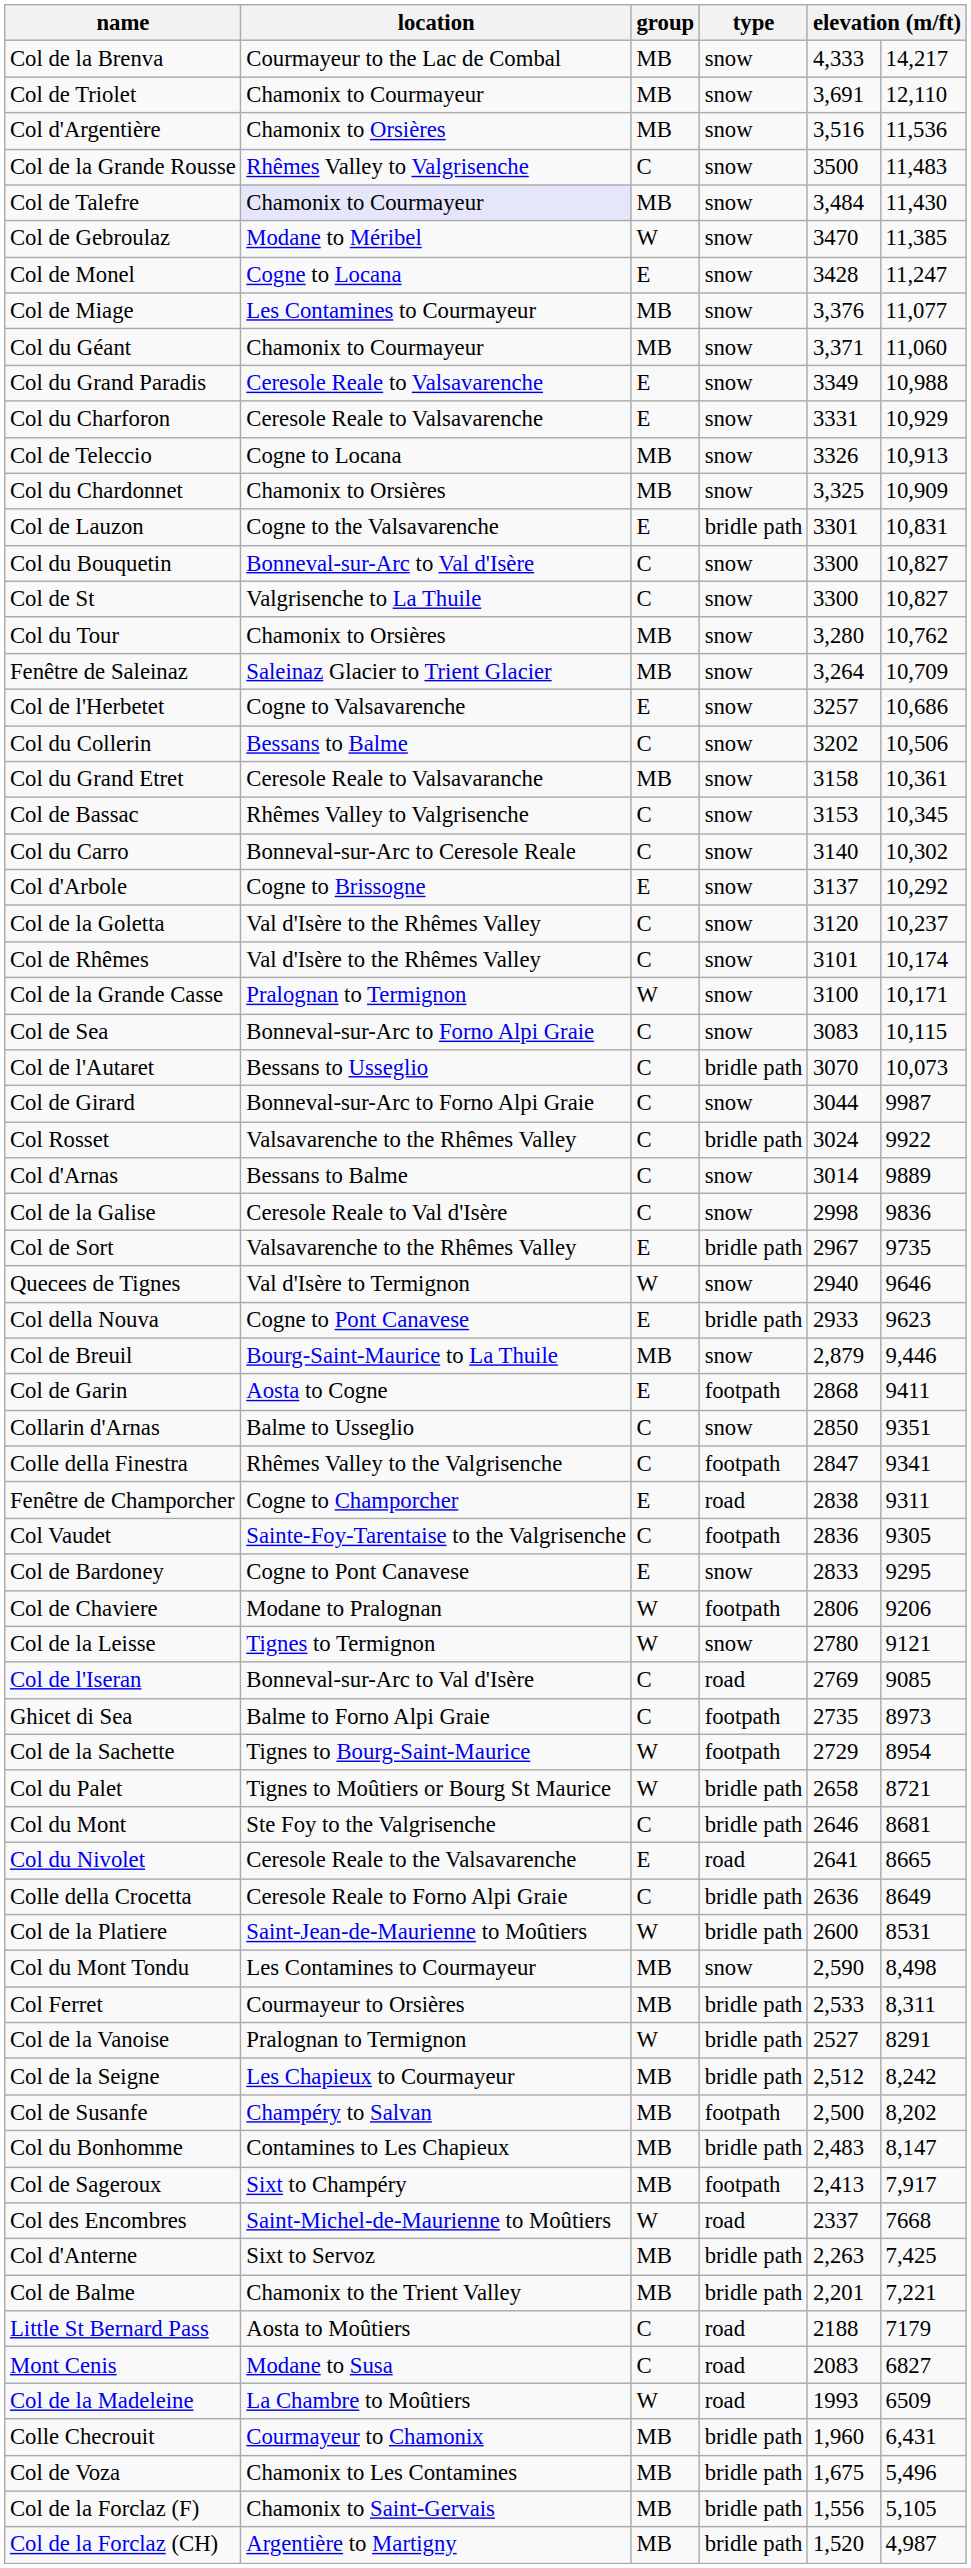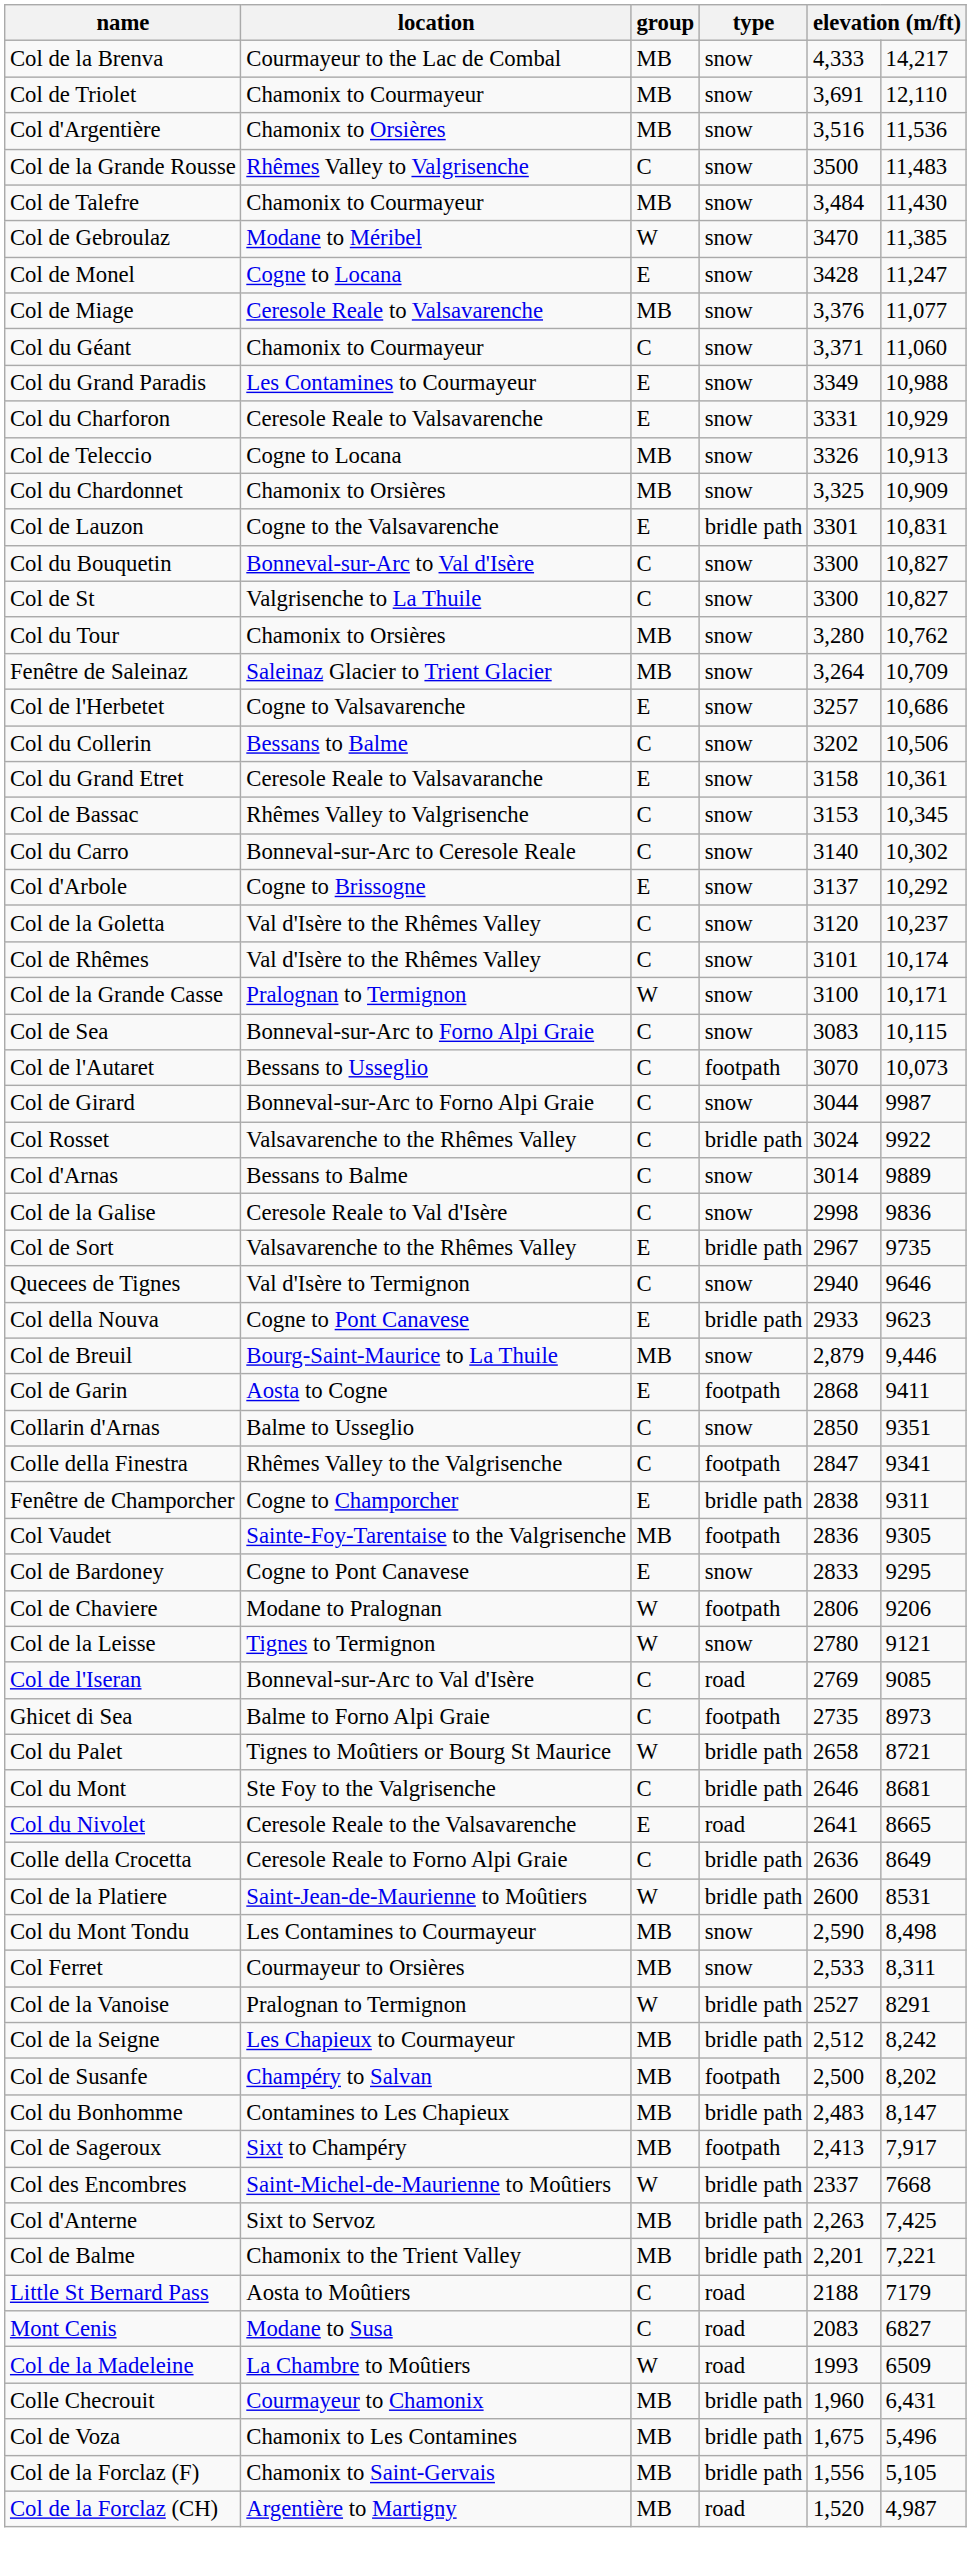(365, 202) lavender background -> (365, 202) no background
(391, 310) Les Contamines to Courmayeur -> (395, 310) Ceresole Reale to Valsavarenche
(654, 346) MB -> (644, 346) C
(395, 382) Ceresole Reale to Valsavarenche -> (391, 382) Les Contamines to Courmayeur
(654, 779) MB -> (643, 779) E
(754, 1067) bridle path -> (742, 1067) footpath
(647, 1283) W -> (644, 1283) C
(725, 1499) road -> (754, 1499) bridle path
(644, 1535) C -> (654, 1535) MB
- row: (92, 1752)
(754, 2004) bridle path -> (729, 1968) snow
(725, 2220) road -> (754, 2184) bridle path
(754, 2544) bridle path -> (725, 2508) road
